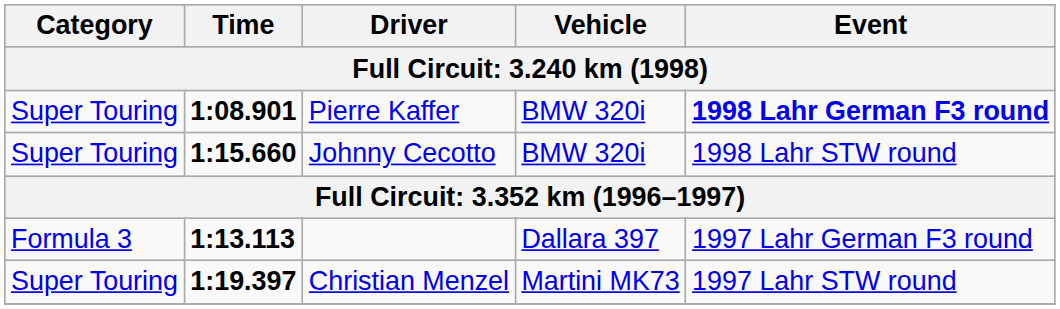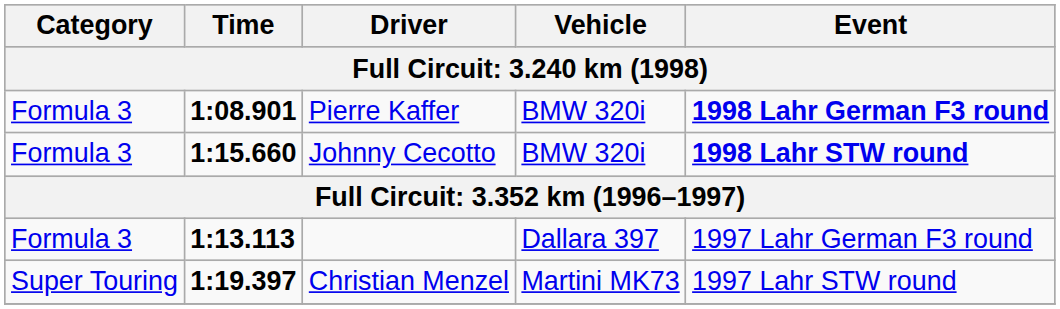(94, 111) Super Touring -> (72, 111) Formula 3
(94, 153) Super Touring -> (72, 153) Formula 3
(824, 153) normal -> (830, 153) bold
